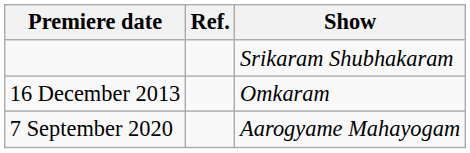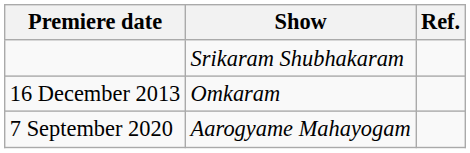columns swapped: (350, 22) <-> (210, 22)
